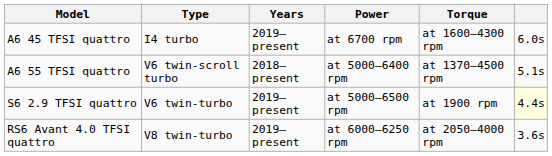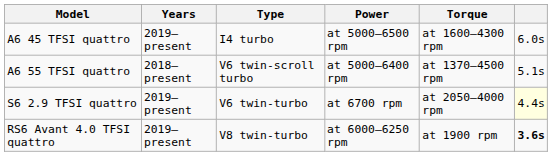columns swapped: (287, 14) <-> (195, 14)
(365, 39) at 6700 rpm -> (368, 39) at 5000–6500 rpm
(368, 103) at 5000–6500 rpm -> (365, 103) at 6700 rpm
(460, 103) at 1900 rpm -> (463, 103) at 2050–4000 rpm
(463, 135) at 2050–4000 rpm -> (460, 135) at 1900 rpm
(531, 135) normal -> (531, 135) bold
